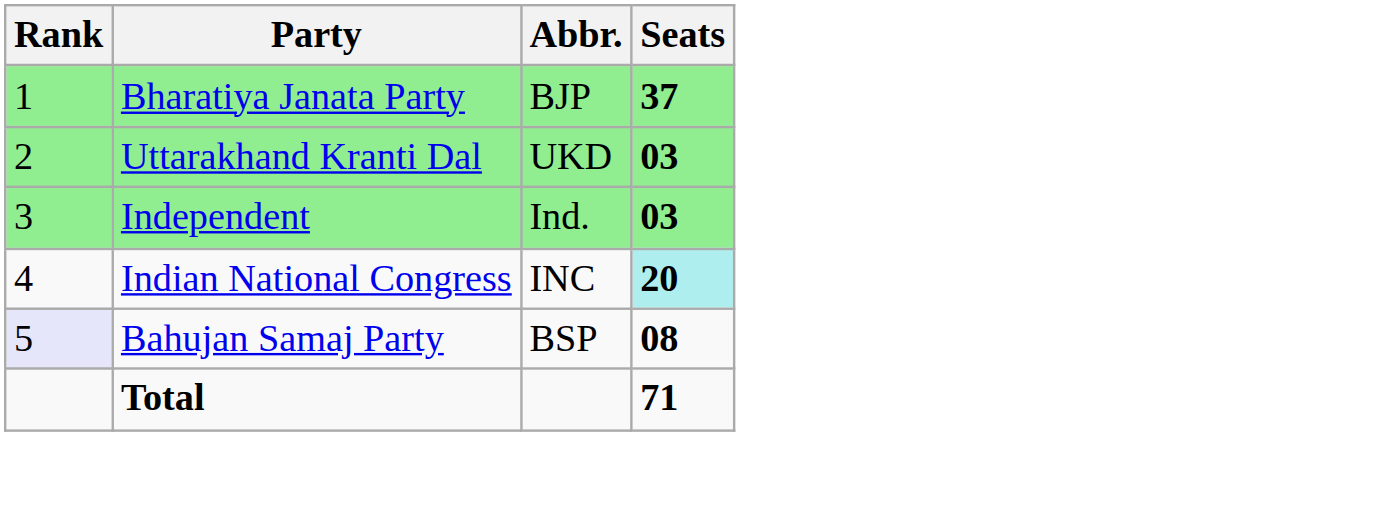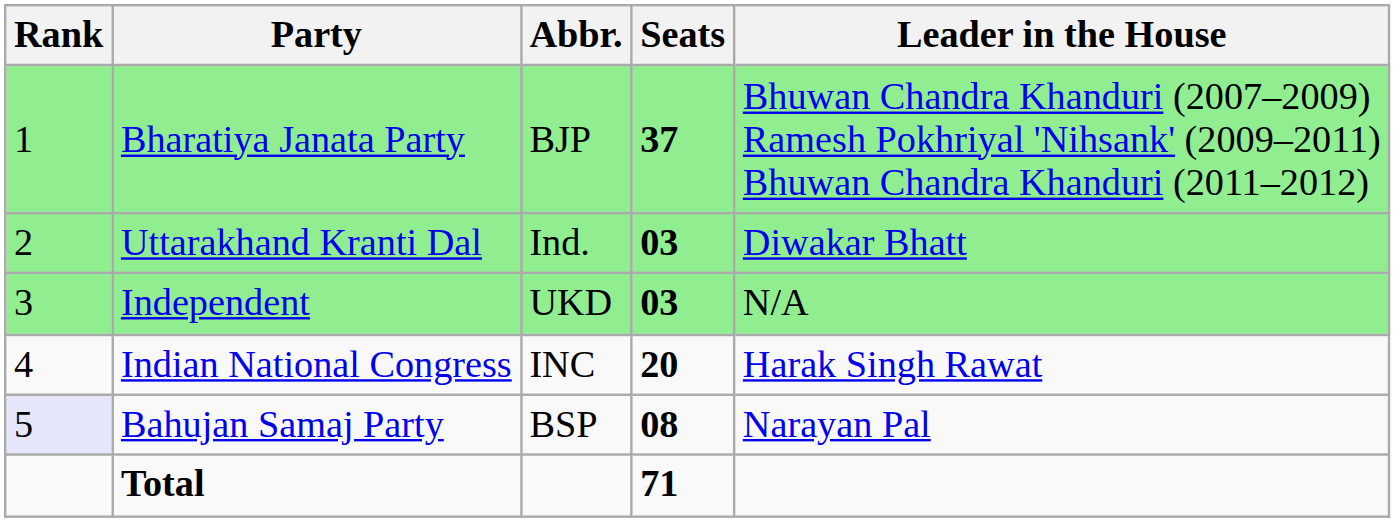+ column: (1062, 34)
(571, 156) UKD -> (560, 242) Ind.
(560, 216) Ind. -> (571, 302) UKD
(659, 277) paleturquoise background -> (659, 363) no background
